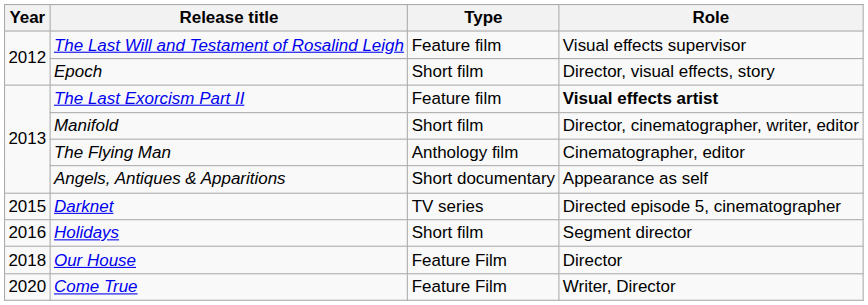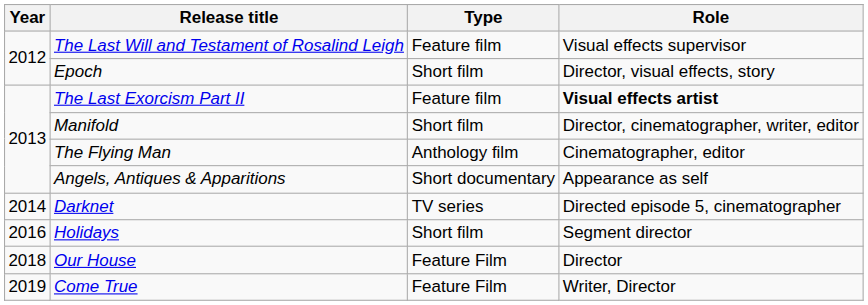(27, 206) 2015 -> (27, 206) 2014
(27, 286) 2020 -> (27, 286) 2019
